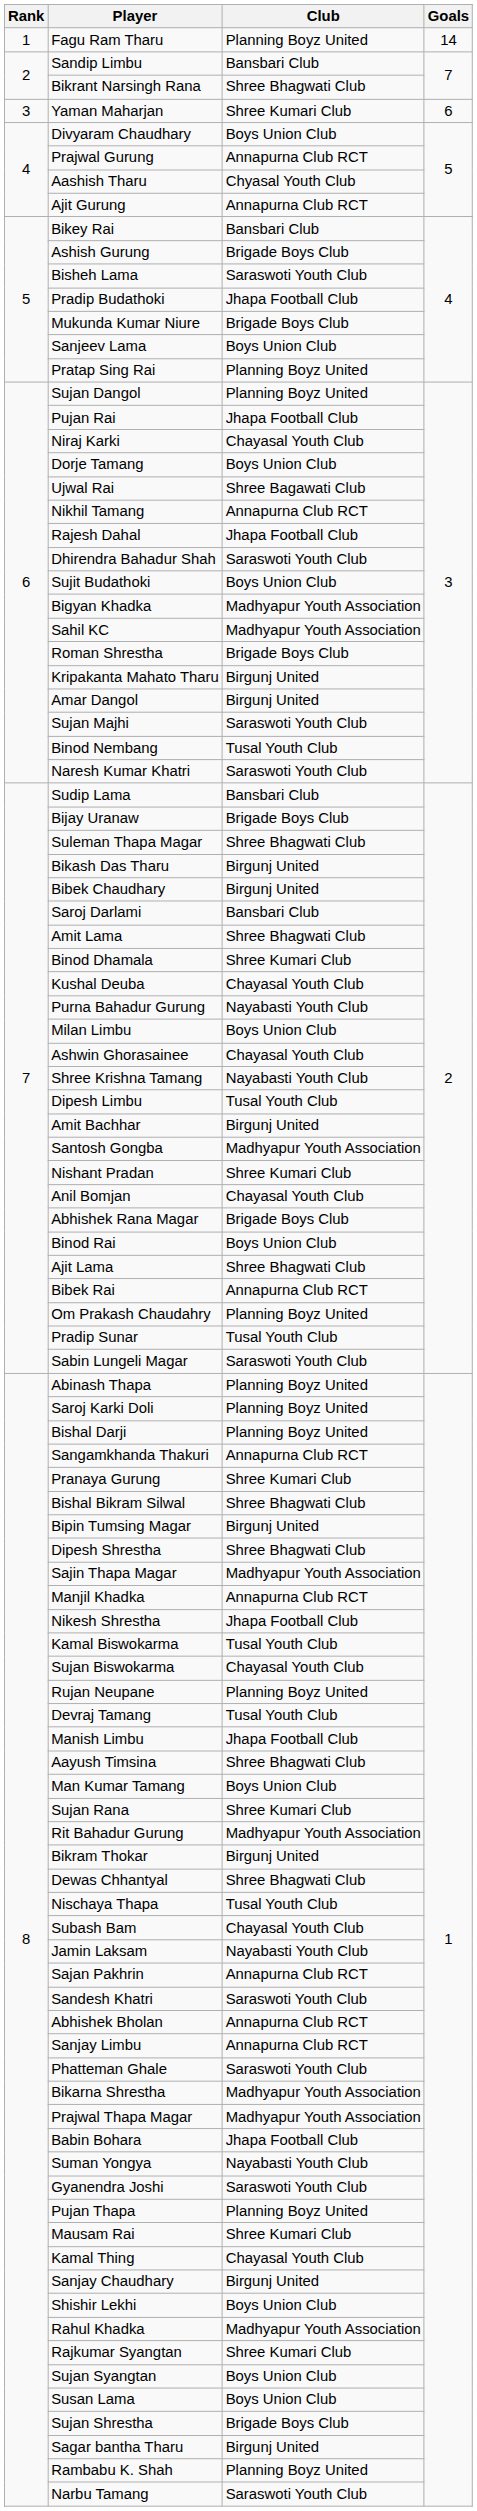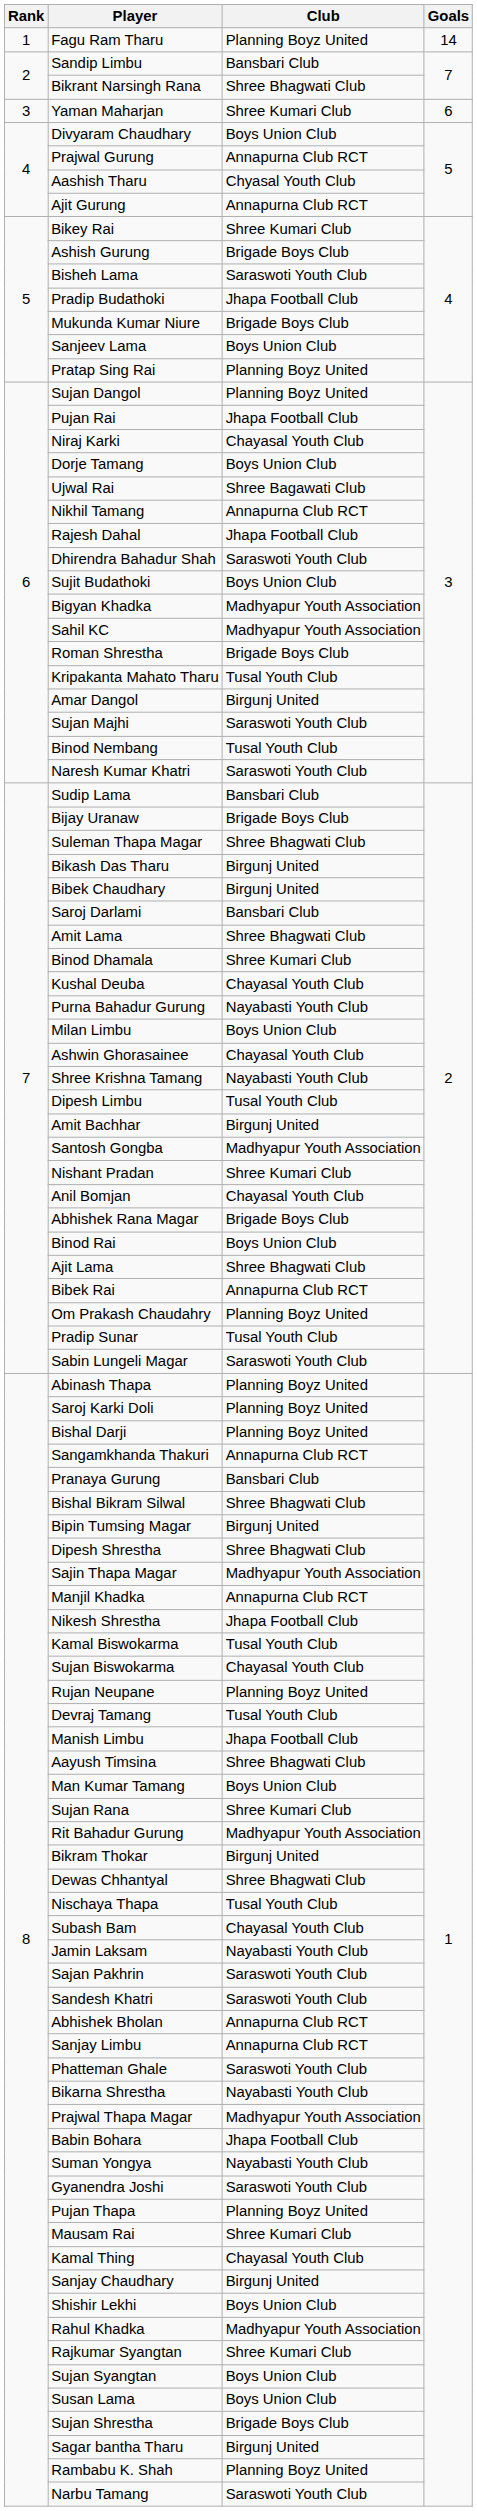(272, 228) Bansbari Club -> (289, 228) Shree Kumari Club
(272, 677) Birgunj United -> (282, 677) Tusal Youth Club
(289, 1479) Shree Kumari Club -> (272, 1479) Bansbari Club
(297, 1974) Annapurna Club RCT -> (296, 1974) Saraswoti Youth Club
(323, 2092) Madhyapur Youth Association -> (297, 2092) Nayabasti Youth Club
